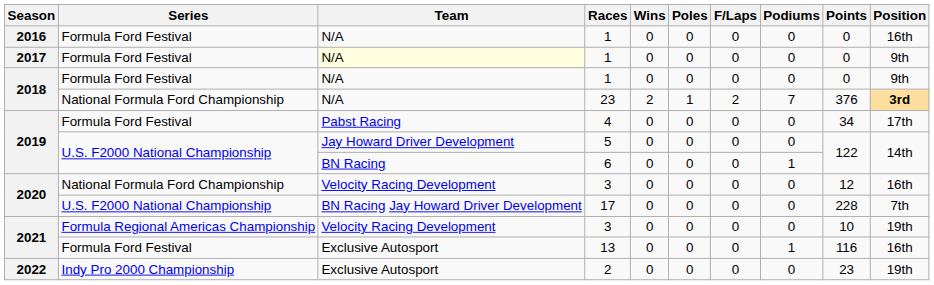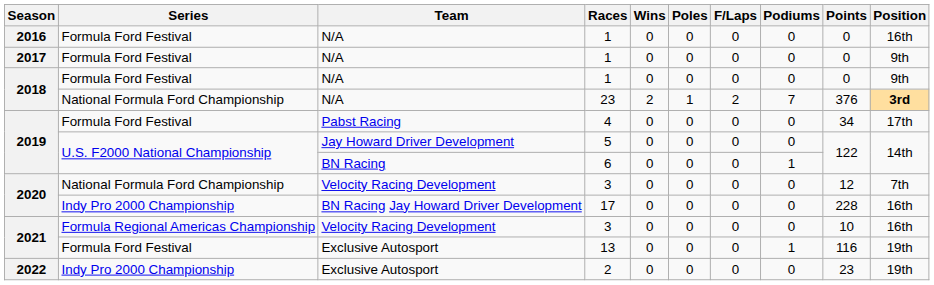(333, 58) lightyellow background -> (333, 58) no background
(900, 185) 16th -> (900, 185) 7th
(166, 206) U.S. F2000 National Championship -> (148, 206) Indy Pro 2000 Championship
(900, 206) 7th -> (900, 206) 16th
(900, 227) 19th -> (900, 227) 16th
(900, 248) 16th -> (900, 248) 19th
